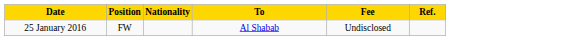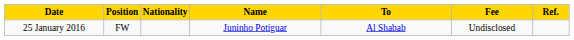+ column: (255, 12)
